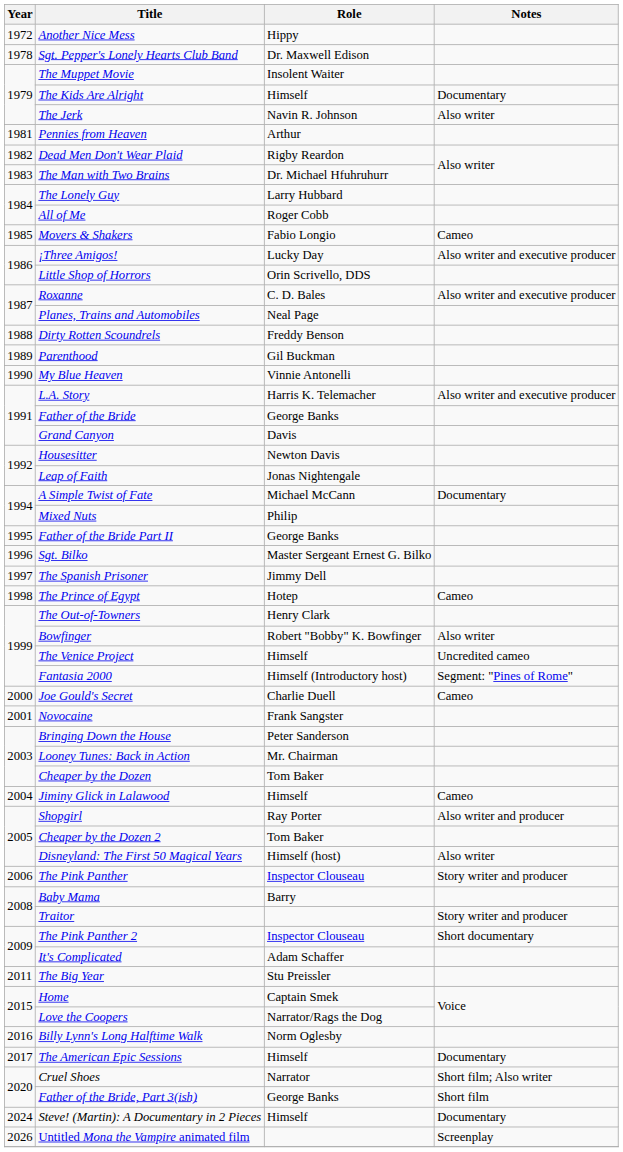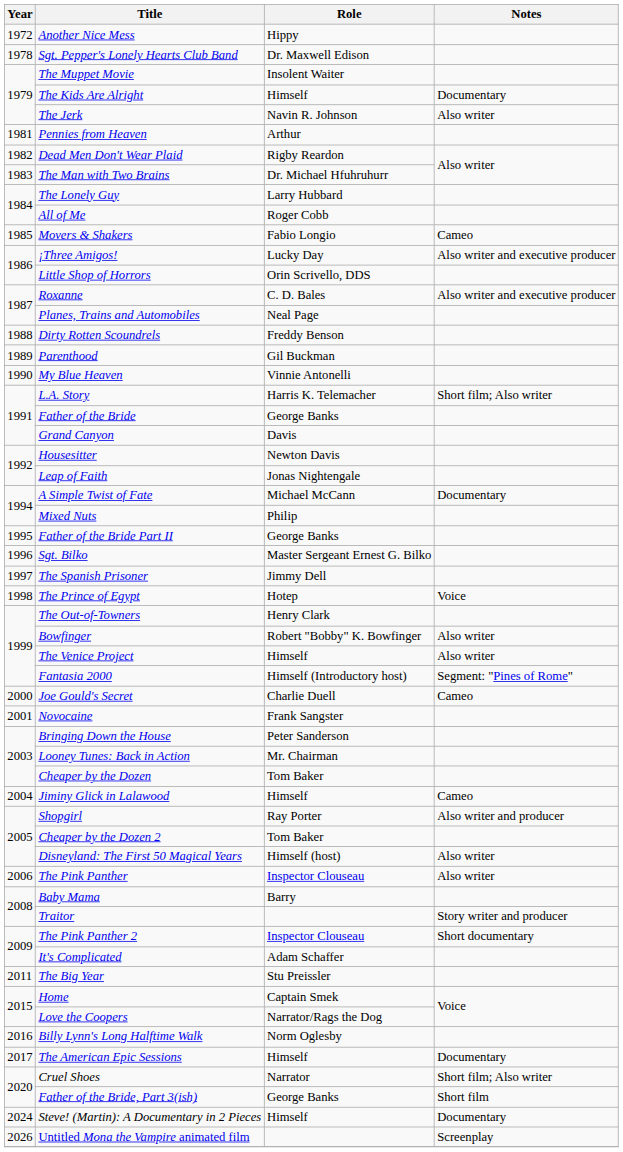(526, 395) Also writer and executive producer -> (495, 395) Short film; Also writer
(455, 595) Cameo -> (452, 595) Voice
(483, 656) Uncredited cameo -> (466, 656) Also writer
(502, 876) Story writer and producer -> (466, 876) Also writer
